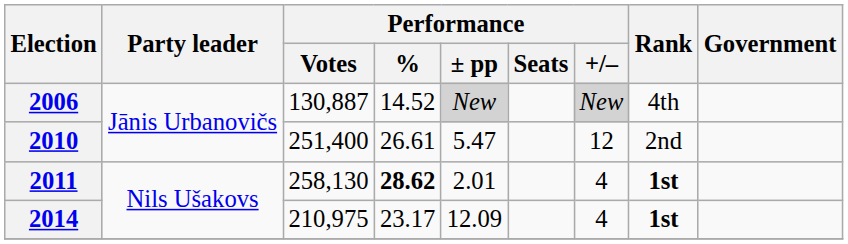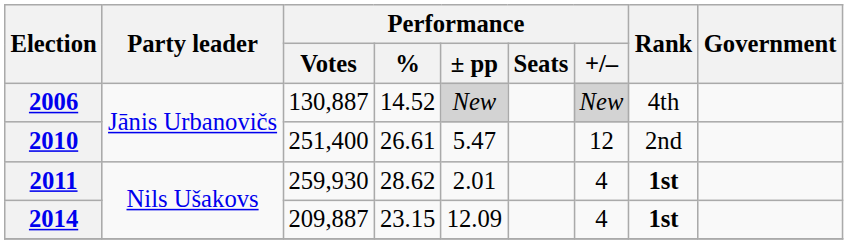(328, 180) 258,130 -> (328, 180) 259,930
(408, 180) bold -> (408, 180) normal
(328, 219) 210,975 -> (328, 219) 209,887
(408, 219) 23.17 -> (408, 219) 23.15
